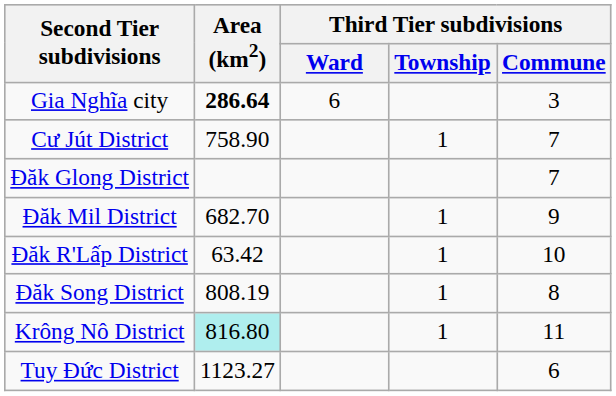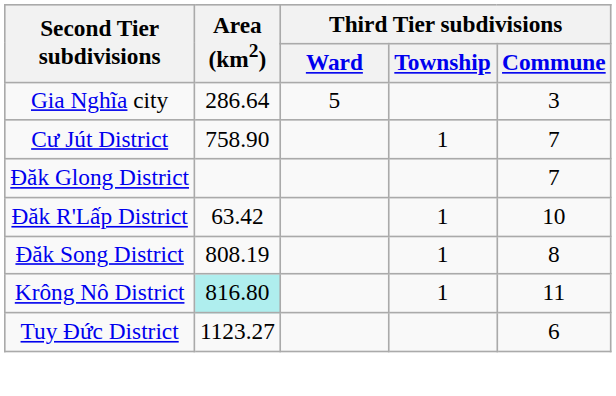(237, 101) bold -> (237, 101) normal
(334, 101) 6 -> (334, 101) 5
- row: (100, 216)
